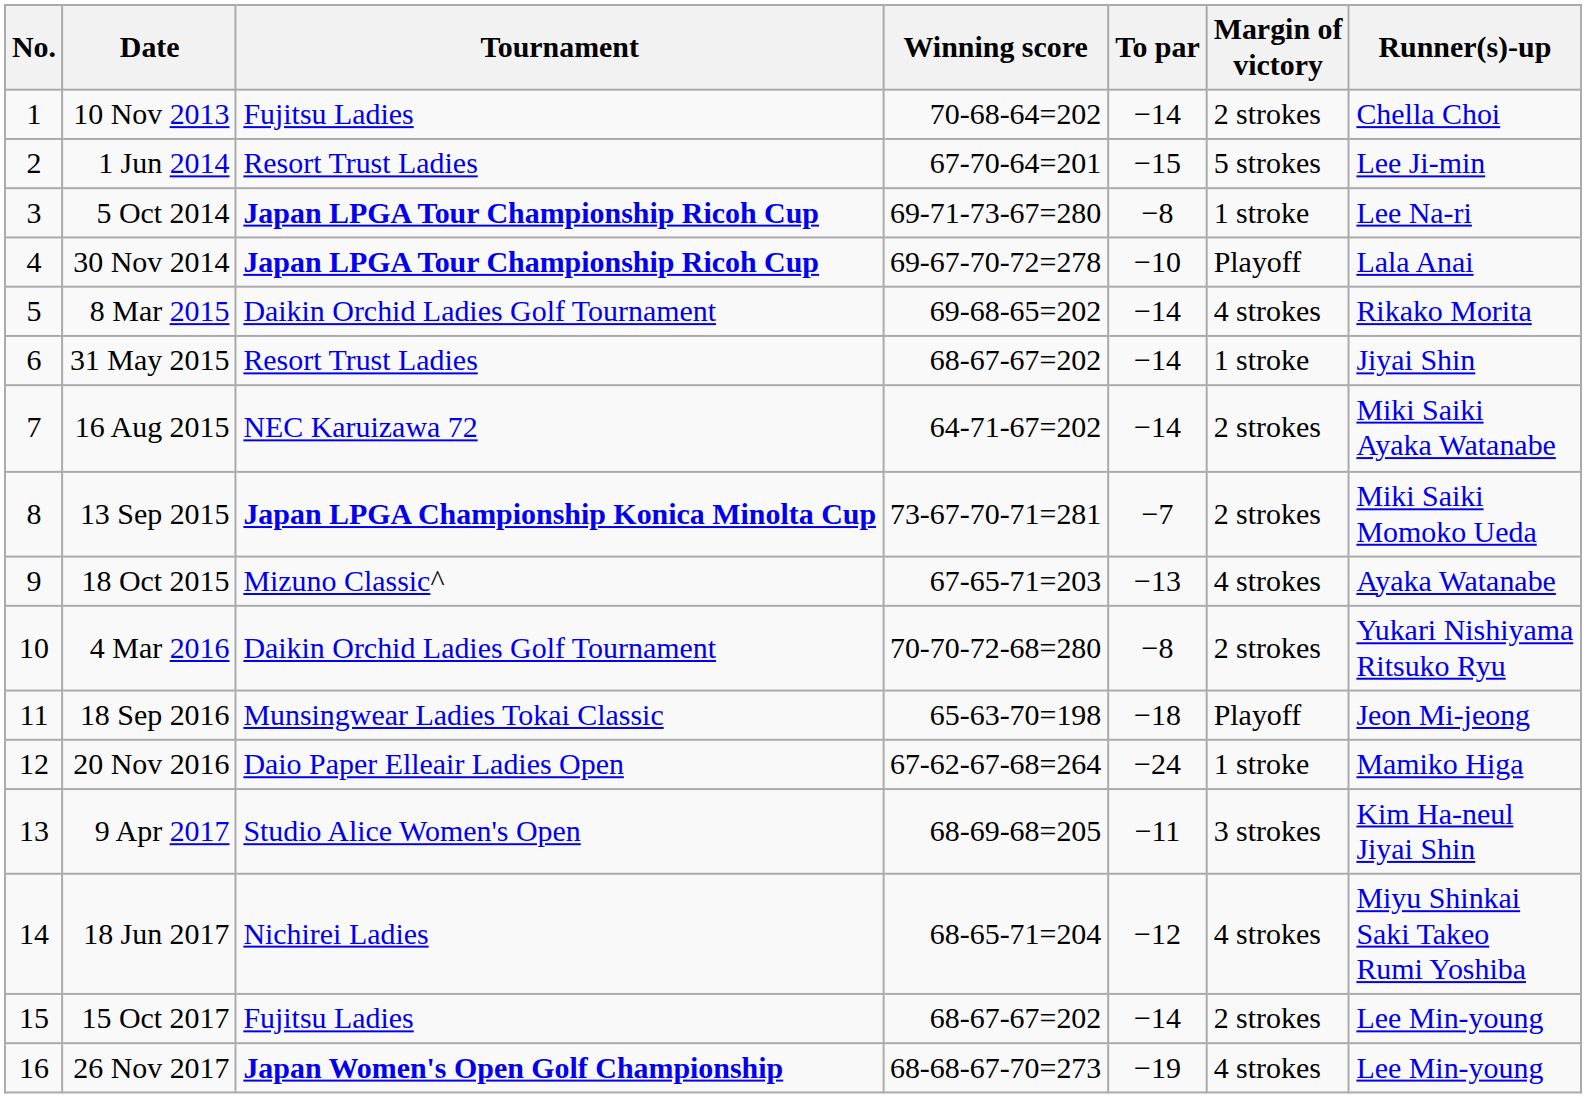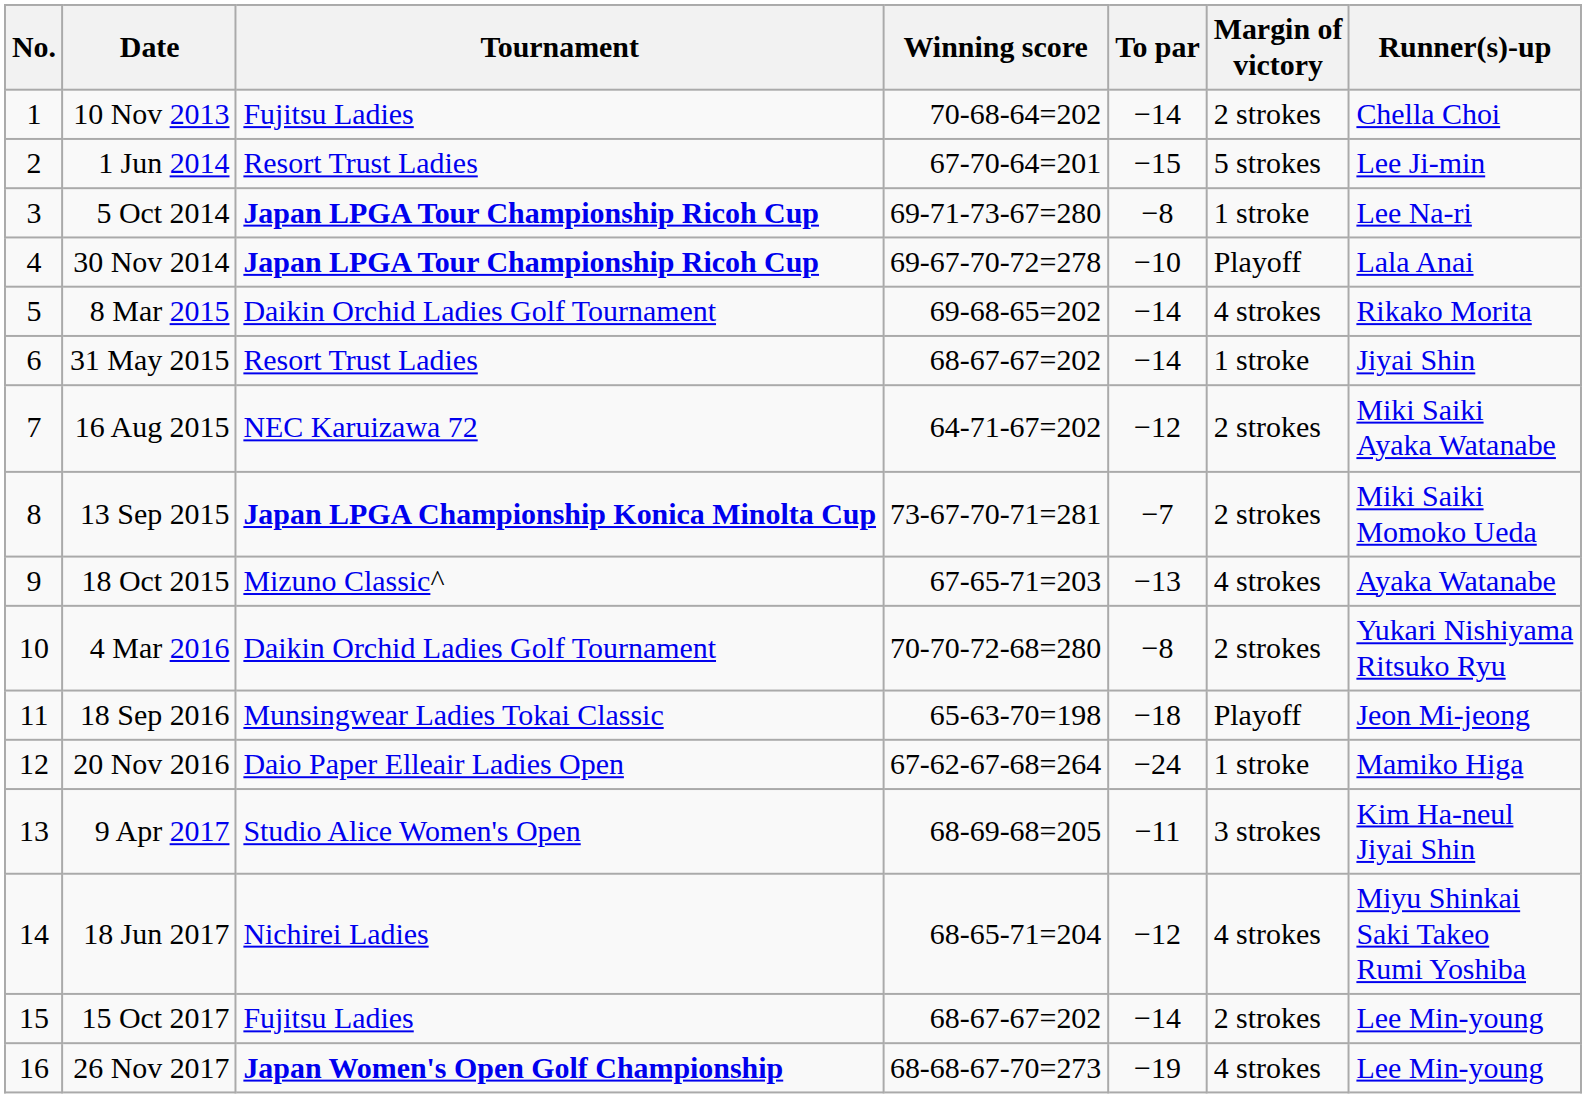(1157, 428) −14 -> (1157, 428) −12
